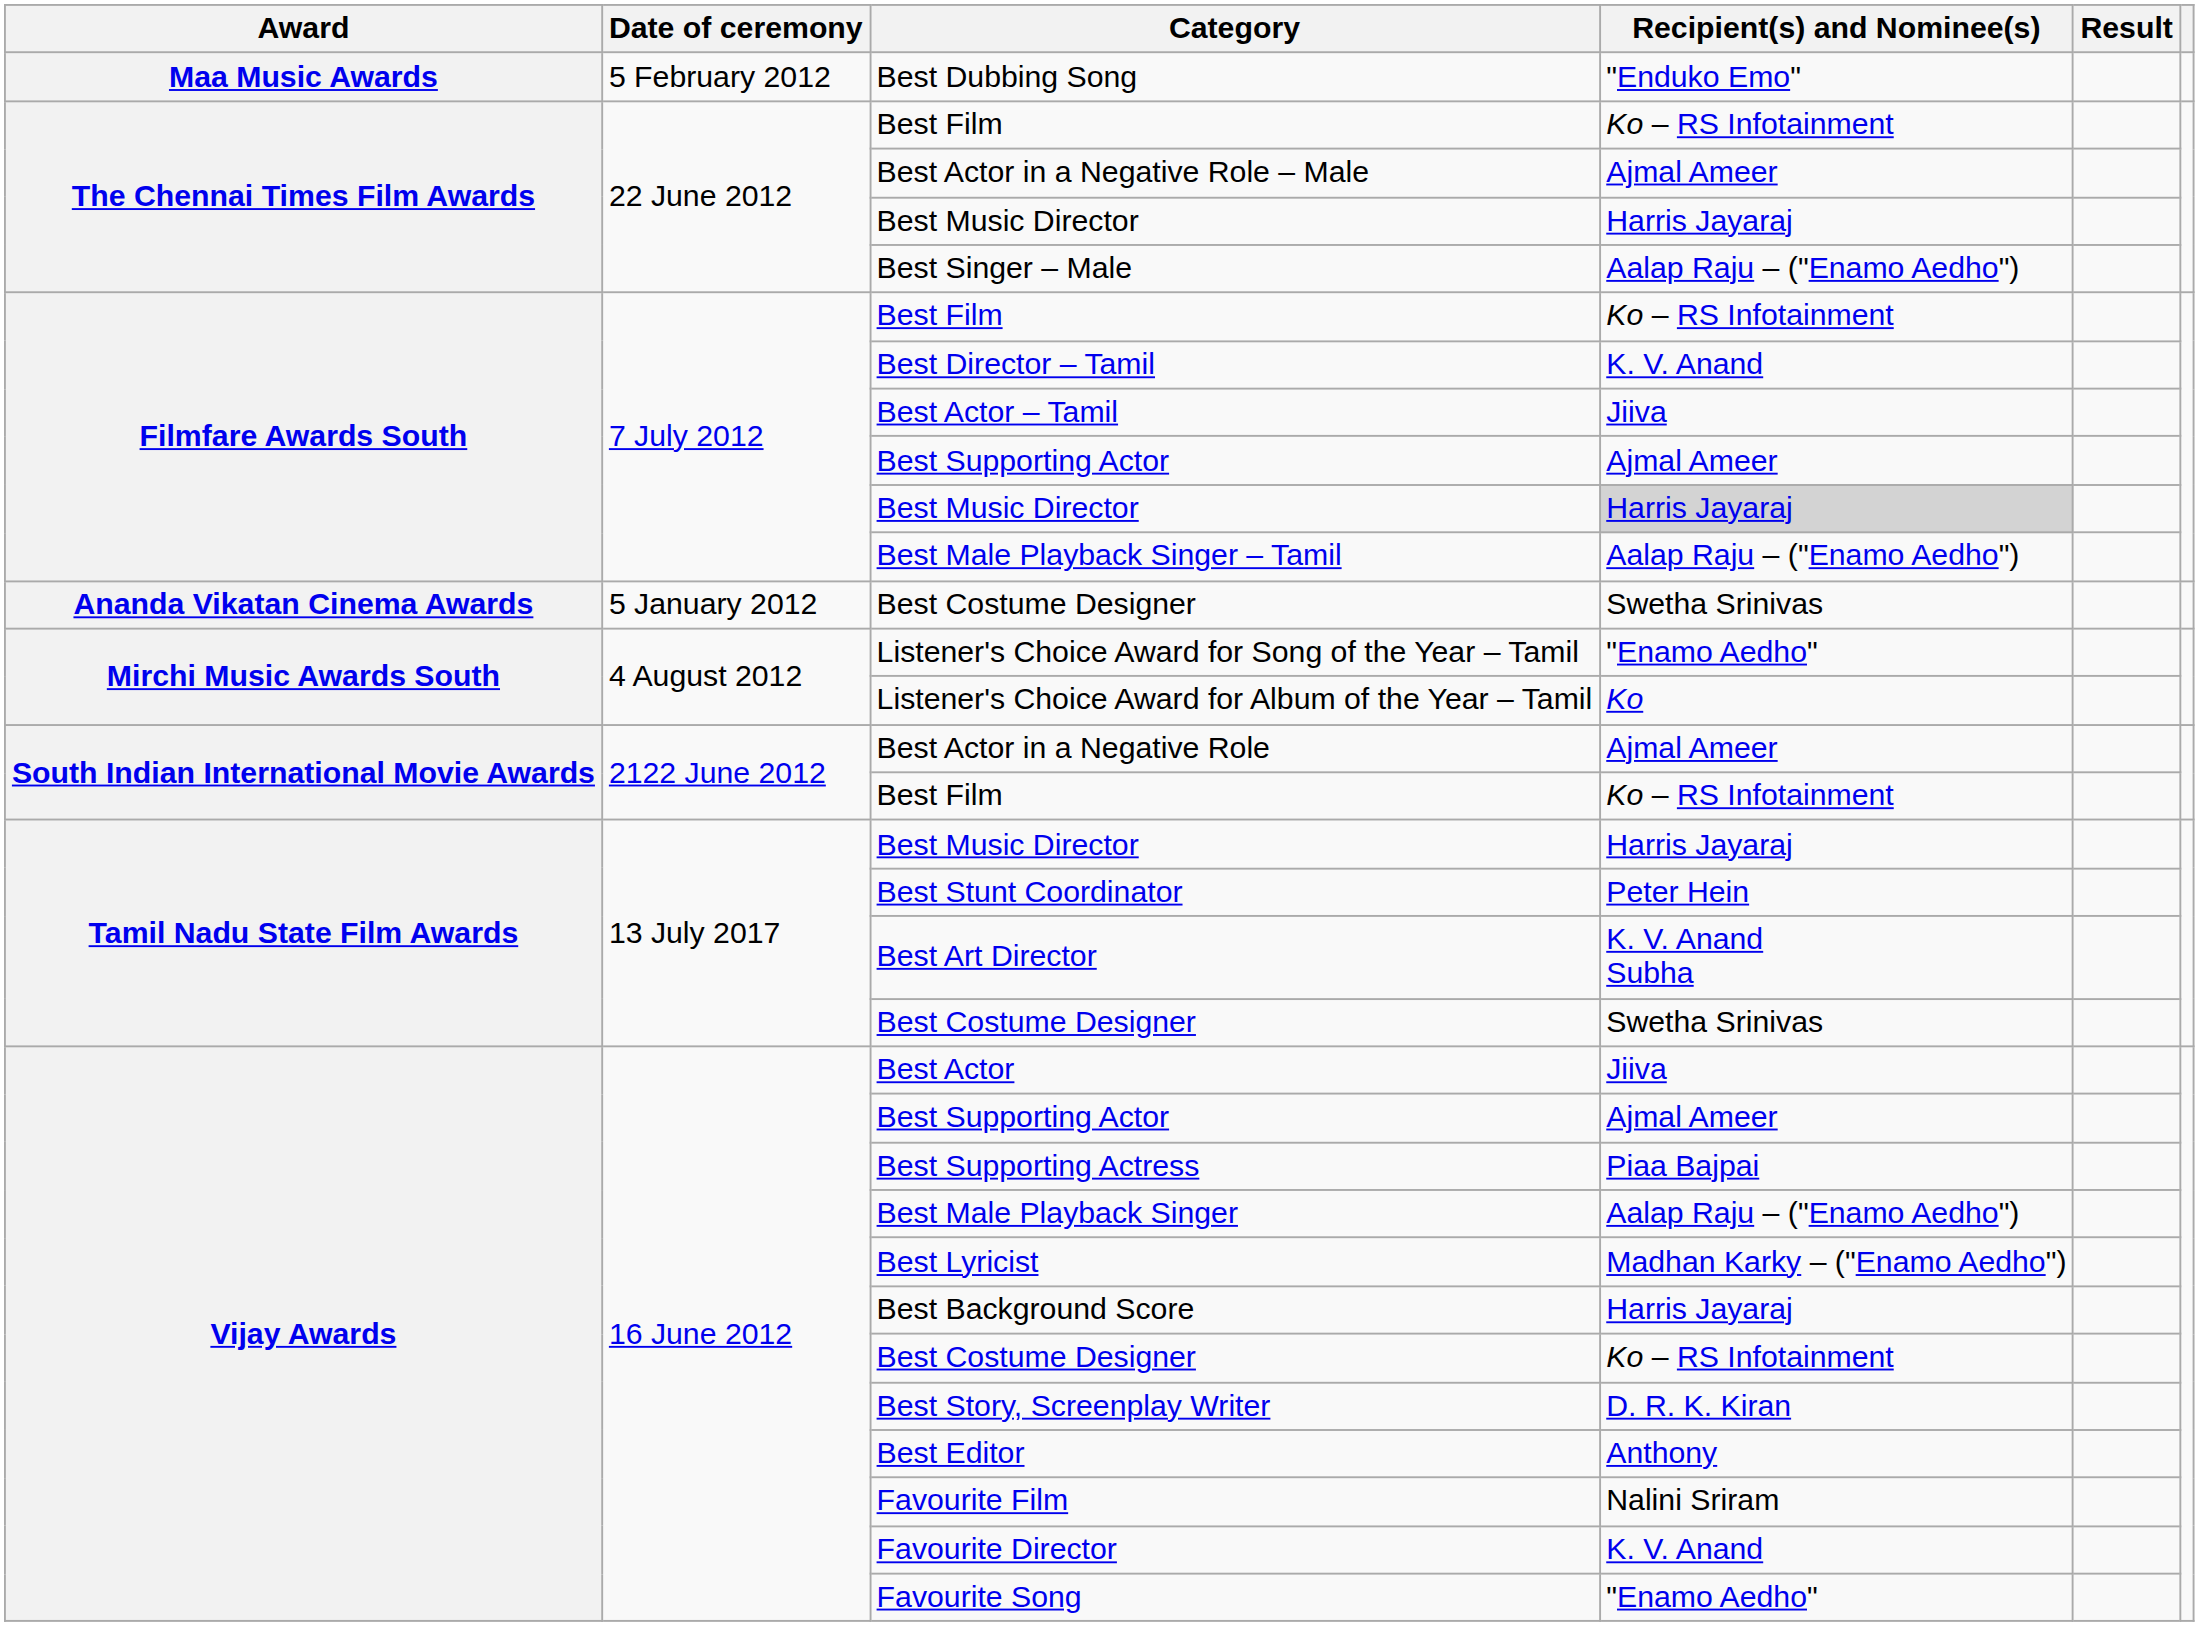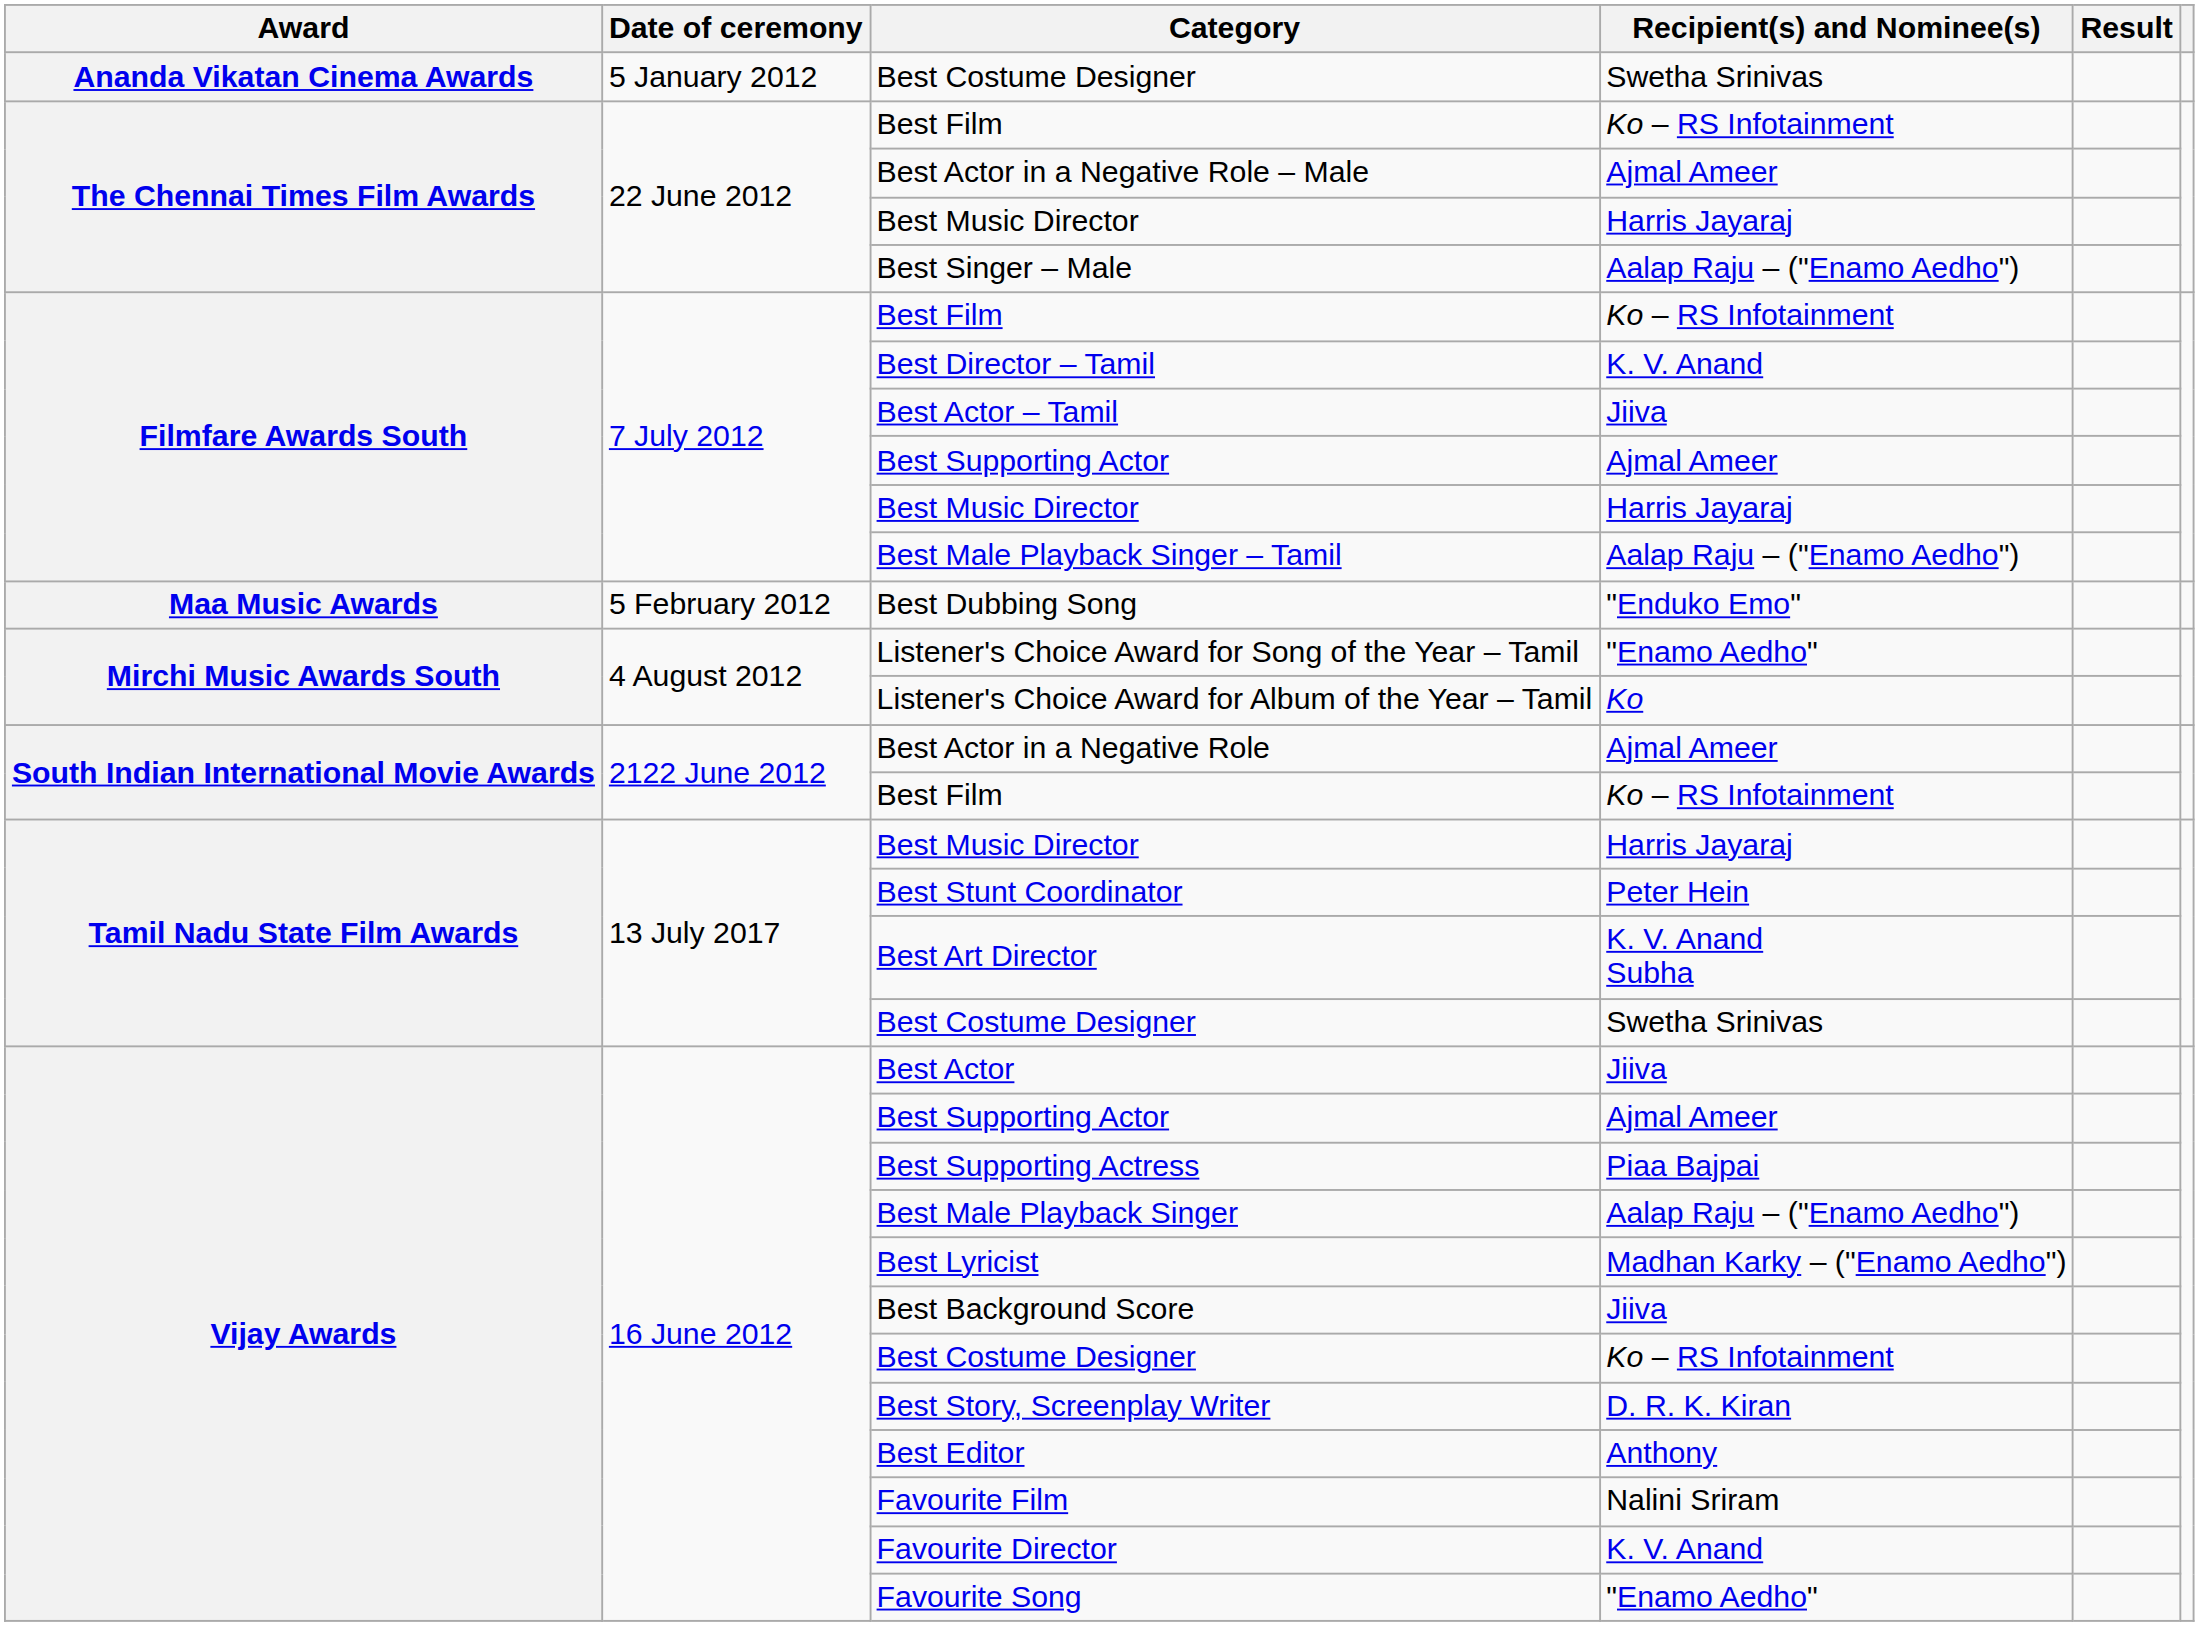rows swapped: (303, 603) <-> (303, 76)
(1700, 508) lightgrey background -> (1700, 508) no background
(1700, 1309) Harris Jayaraj -> (1637, 1309) Jiiva
